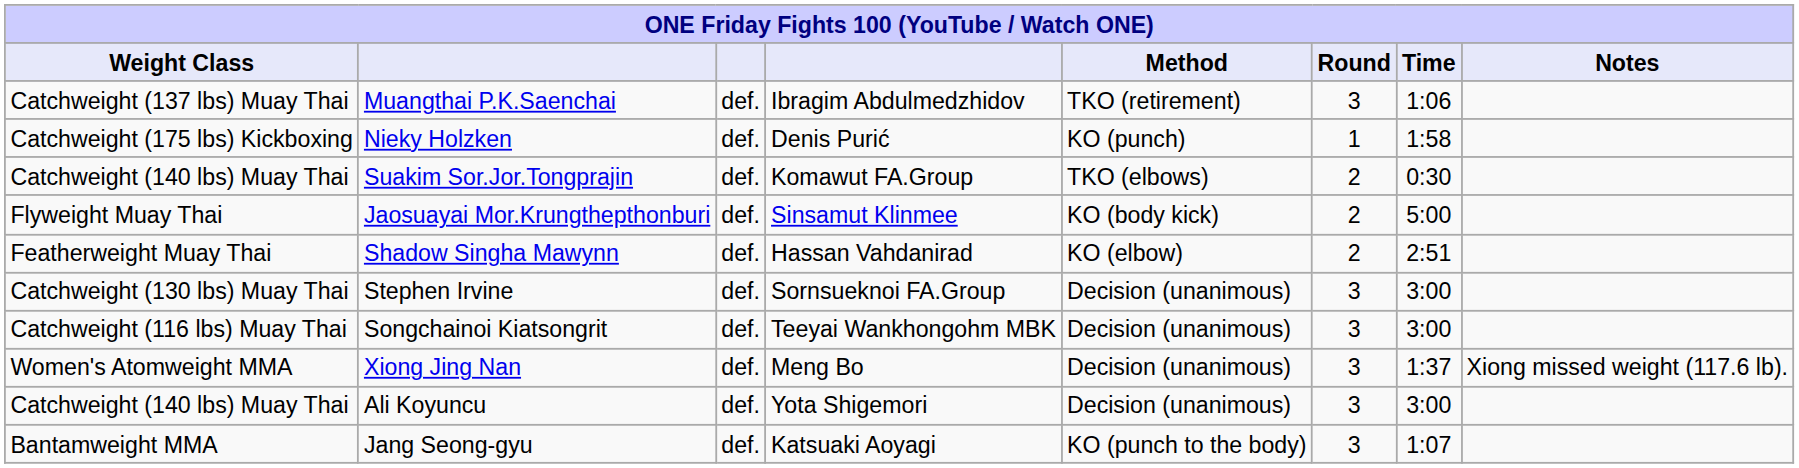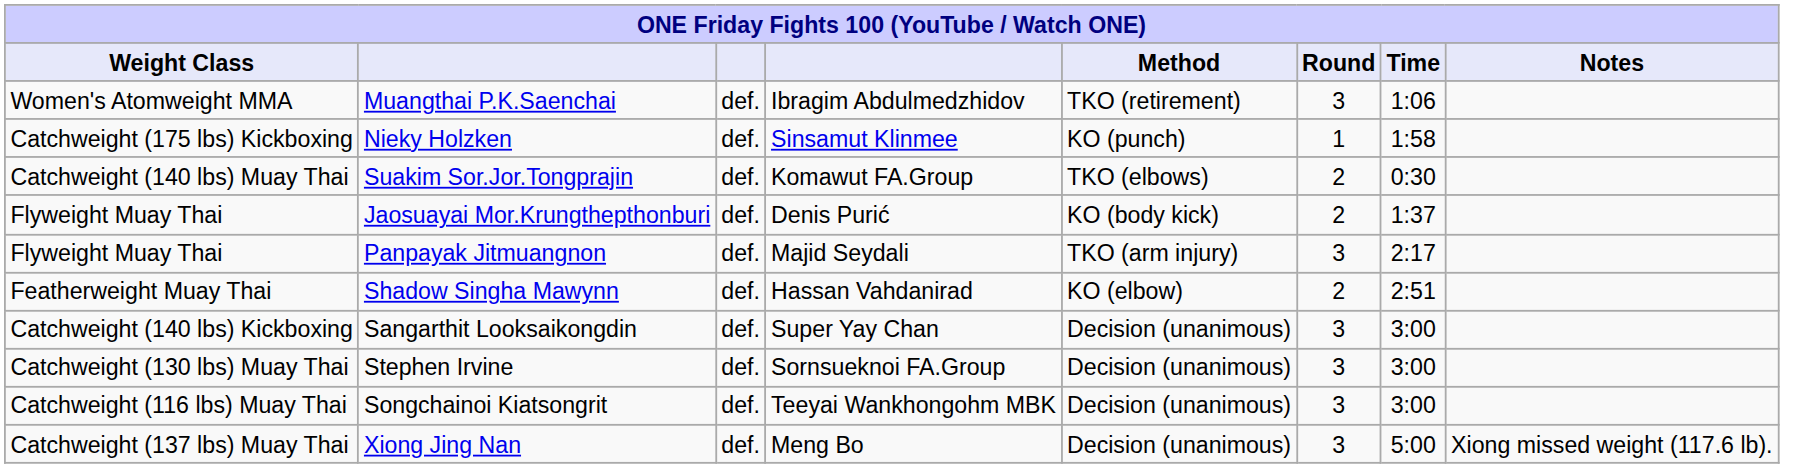(180, 100) Catchweight (137 lbs) Muay Thai -> (151, 100) Women's Atomweight MMA
(830, 138) Denis Purić -> (864, 138) Sinsamut Klinmee
(864, 215) Sinsamut Klinmee -> (830, 215) Denis Purić
(1429, 215) 5:00 -> (1413, 215) 1:37
+ row: (485, 253)
+ row: (500, 329)
(151, 367) Women's Atomweight MMA -> (180, 444) Catchweight (137 lbs) Muay Thai
(1429, 367) 1:37 -> (1413, 444) 5:00
- row: (425, 406)
- row: (448, 444)
